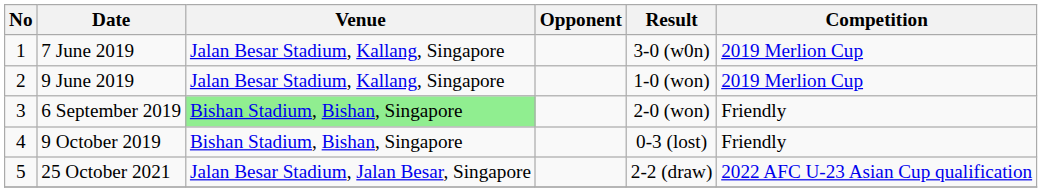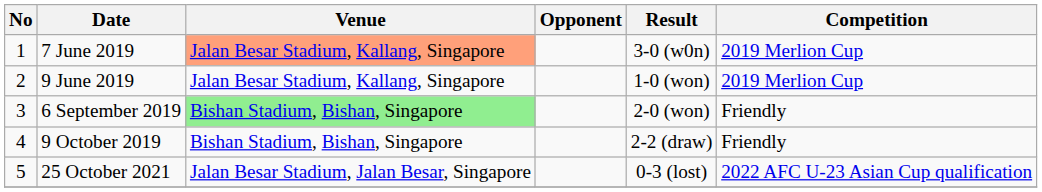(347, 50) no background -> (347, 50) lightsalmon background
(672, 141) 0-3 (lost) -> (672, 141) 2-2 (draw)
(672, 171) 2-2 (draw) -> (672, 171) 0-3 (lost)
